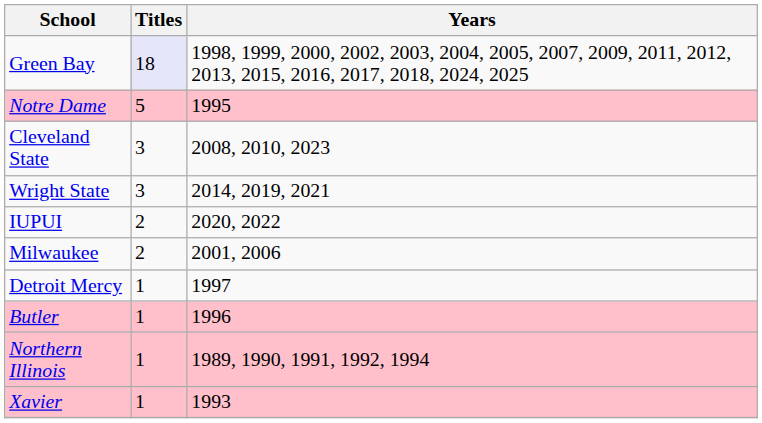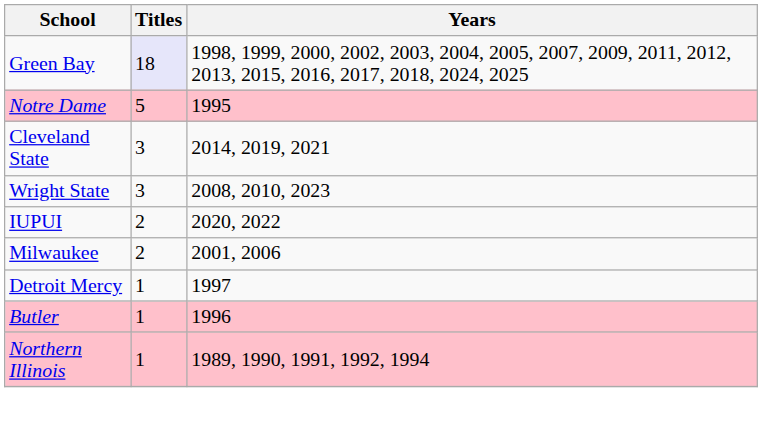(261, 148) 2008, 2010, 2023 -> (261, 148) 2014, 2019, 2021
(261, 190) 2014, 2019, 2021 -> (261, 190) 2008, 2010, 2023
- row: (36, 401)
